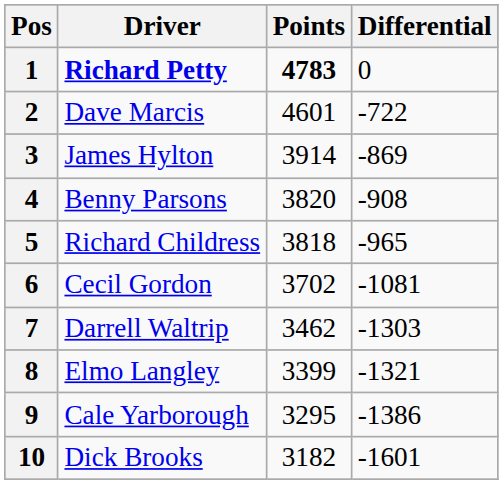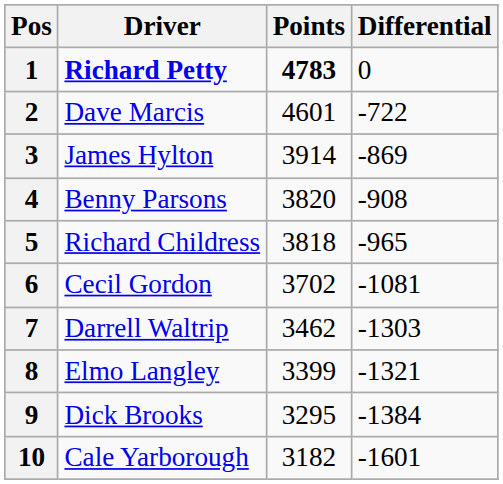(157, 414) Cale Yarborough -> (134, 414) Dick Brooks
(389, 414) -1386 -> (389, 414) -1384
(134, 457) Dick Brooks -> (157, 457) Cale Yarborough
